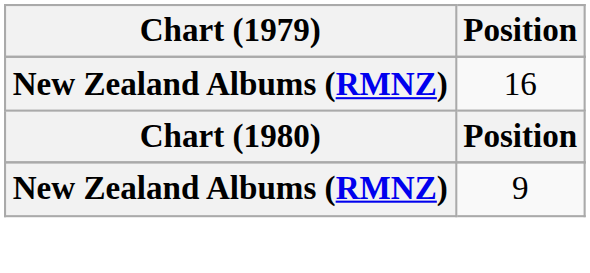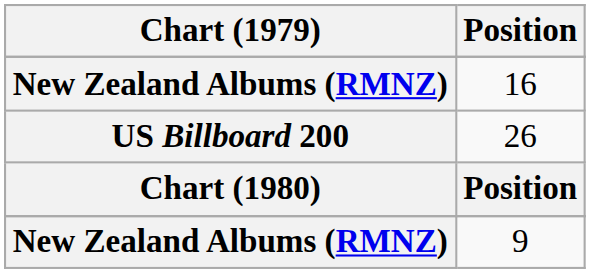+ row: (520, 135)
